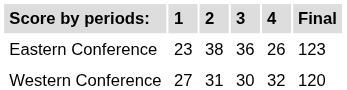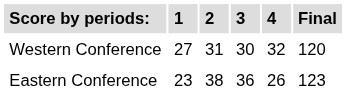rows swapped: (85, 81) <-> (83, 49)
